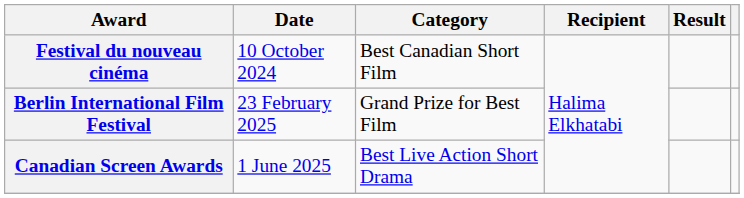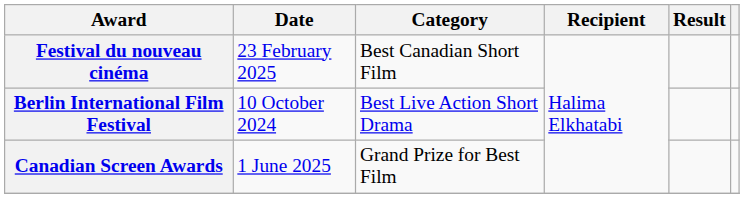(281, 61) 10 October 2024 -> (284, 61) 23 February 2025
(284, 113) 23 February 2025 -> (281, 113) 10 October 2024
(440, 113) Grand Prize for Best Film -> (449, 113) Best Live Action Short Drama
(449, 166) Best Live Action Short Drama -> (440, 166) Grand Prize for Best Film
